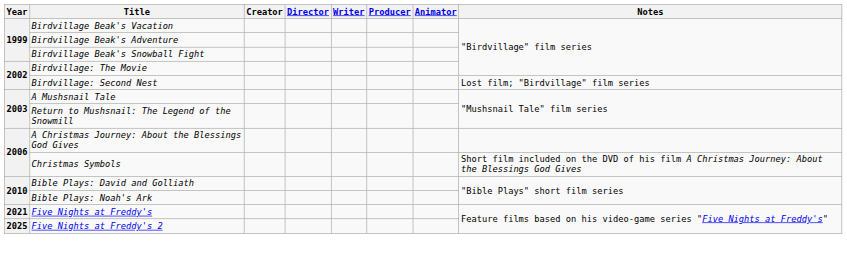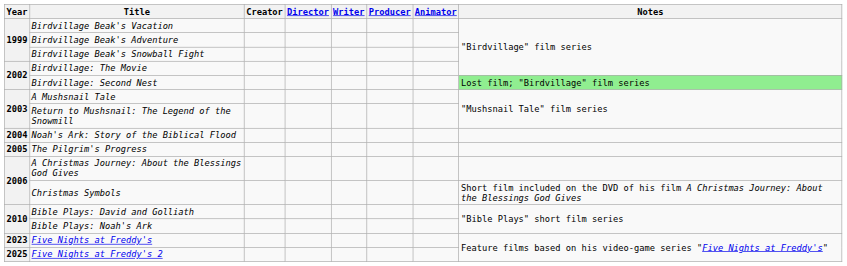(555, 82) no background -> (555, 82) lightgreen background
+ row: (134, 135)
+ row: (89, 149)
(17, 212) 2021 -> (17, 240) 2023
